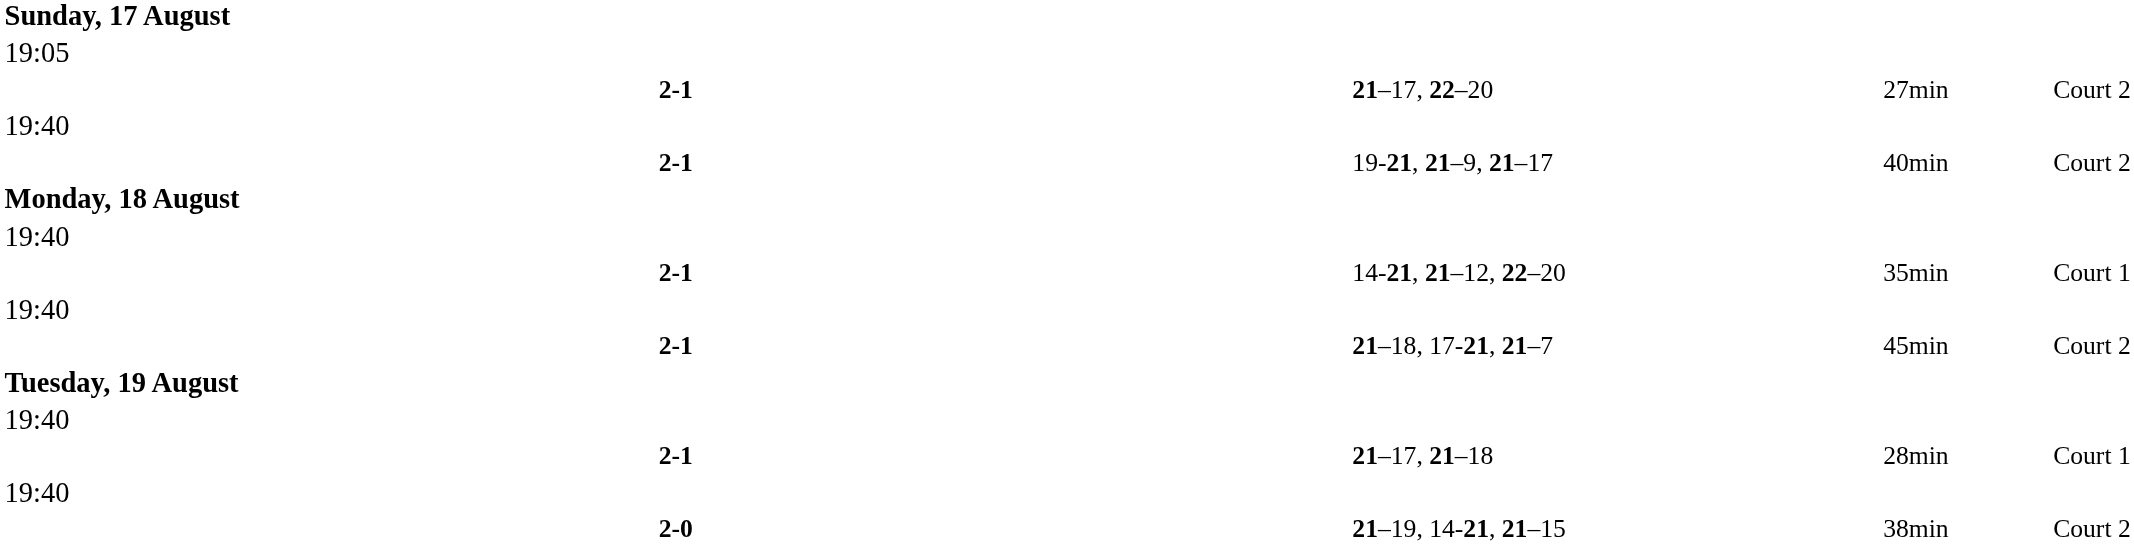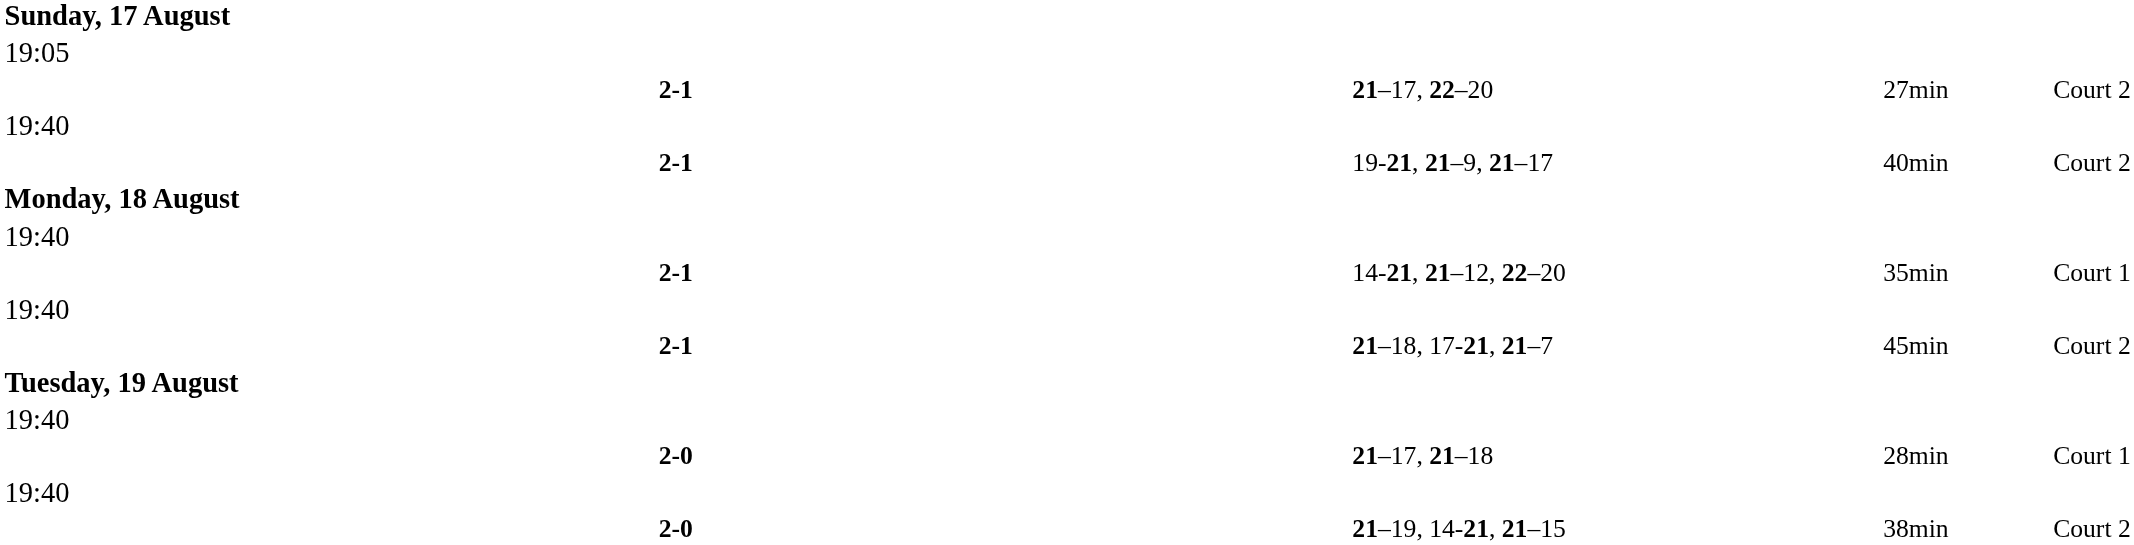(676, 456) 2-1 -> (676, 456) 2-0
